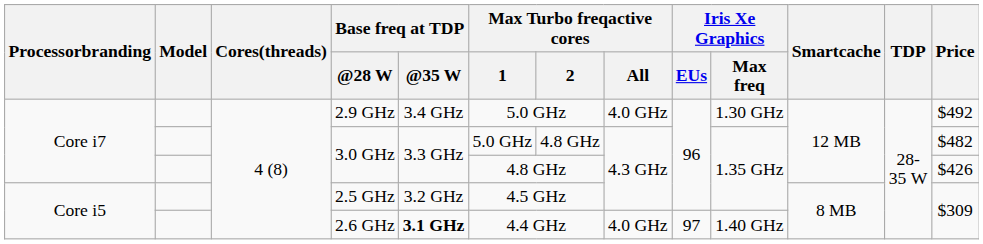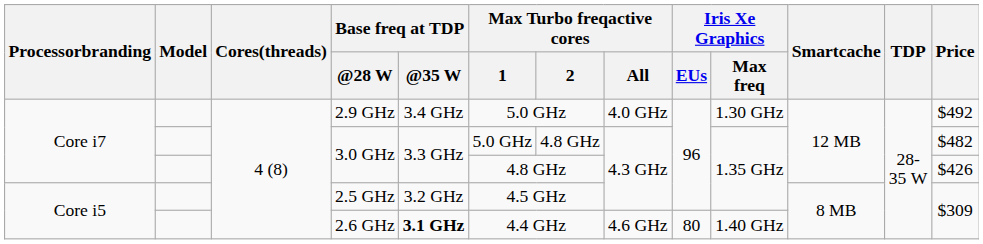(638, 224) 4.0 GHz -> (638, 224) 4.6 GHz
(691, 224) 97 -> (691, 224) 80
